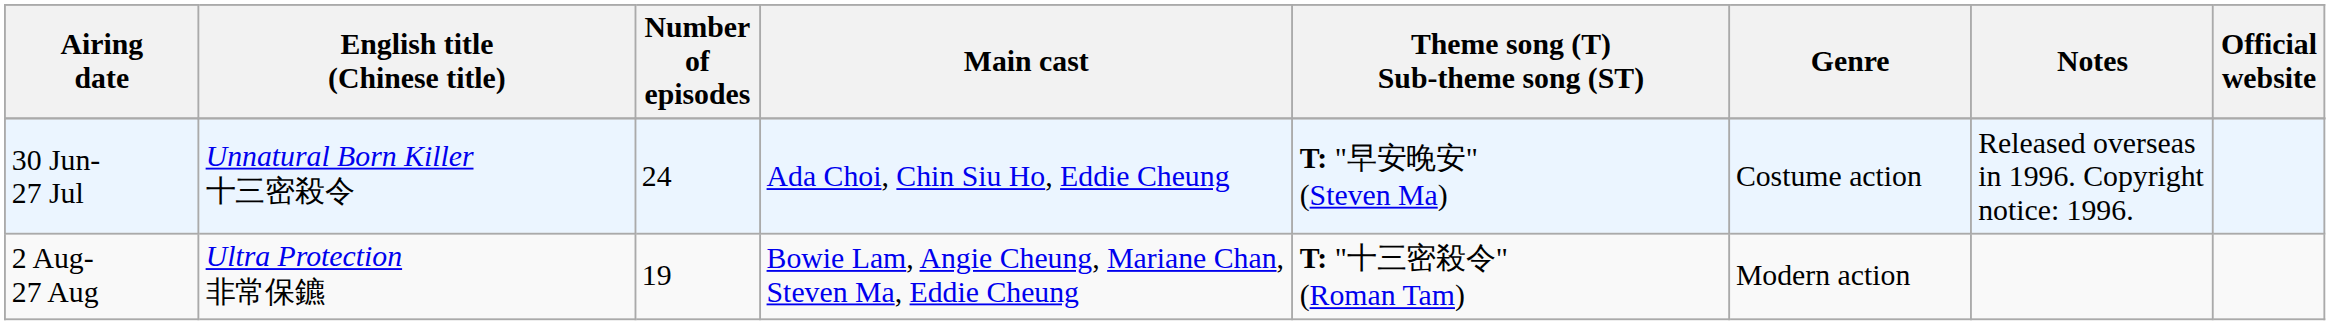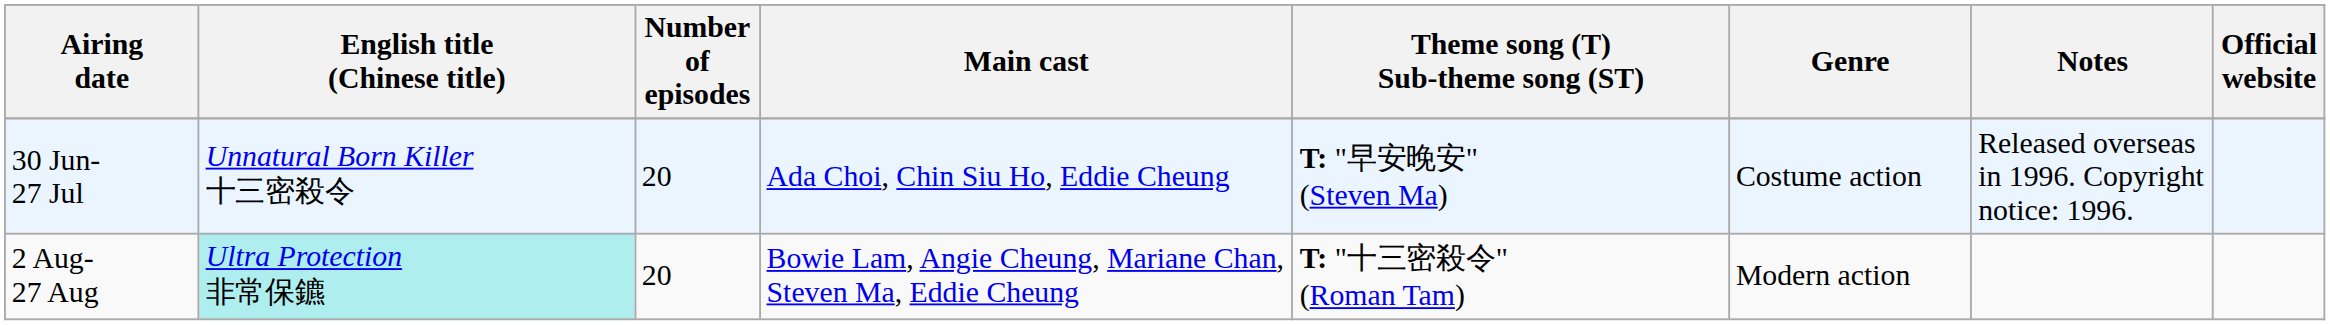(657, 175) 24 -> (657, 175) 20
(304, 274) no background -> (304, 274) paleturquoise background
(657, 275) 19 -> (657, 275) 20
